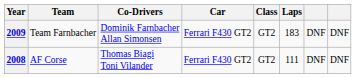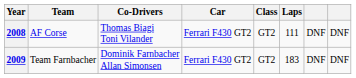rows swapped: (16, 60) <-> (16, 34)
